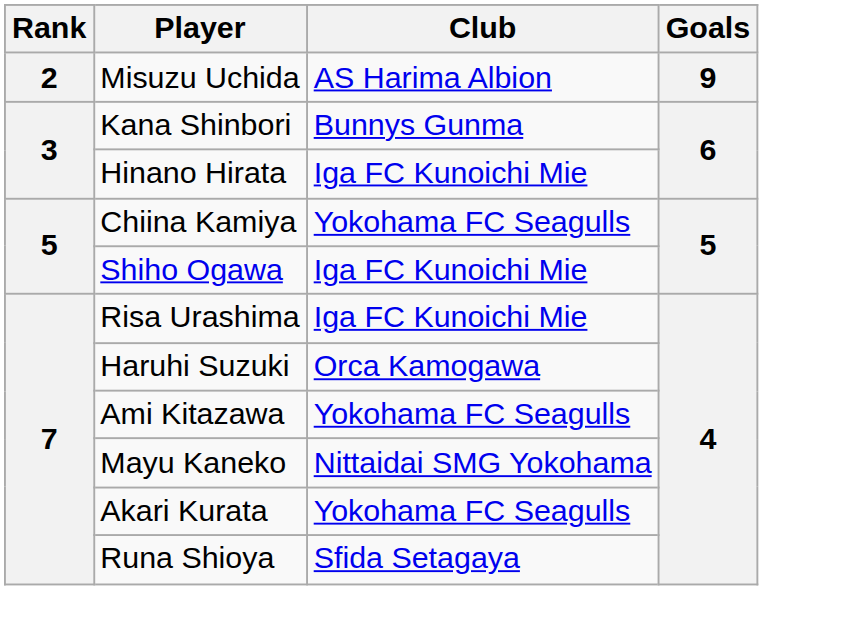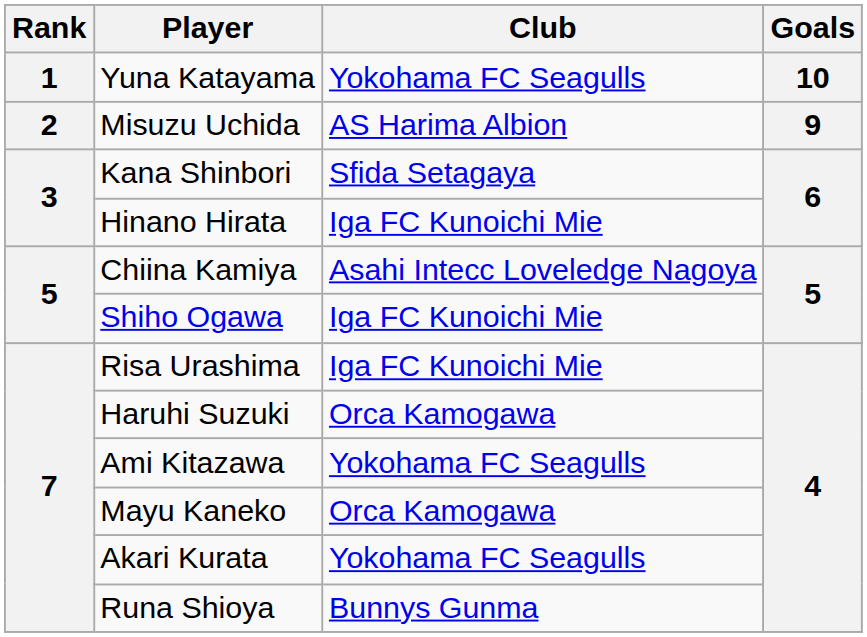+ row: (208, 76)
(418, 125) Bunnys Gunma -> (432, 173) Sfida Setagaya
(472, 221) Yokohama FC Seagulls -> (543, 269) Asahi Intecc Loveledge Nagoya
(483, 462) Nittaidai SMG Yokohama -> (442, 510) Orca Kamogawa
(417, 558) Sfida Setagaya -> (434, 607) Bunnys Gunma
